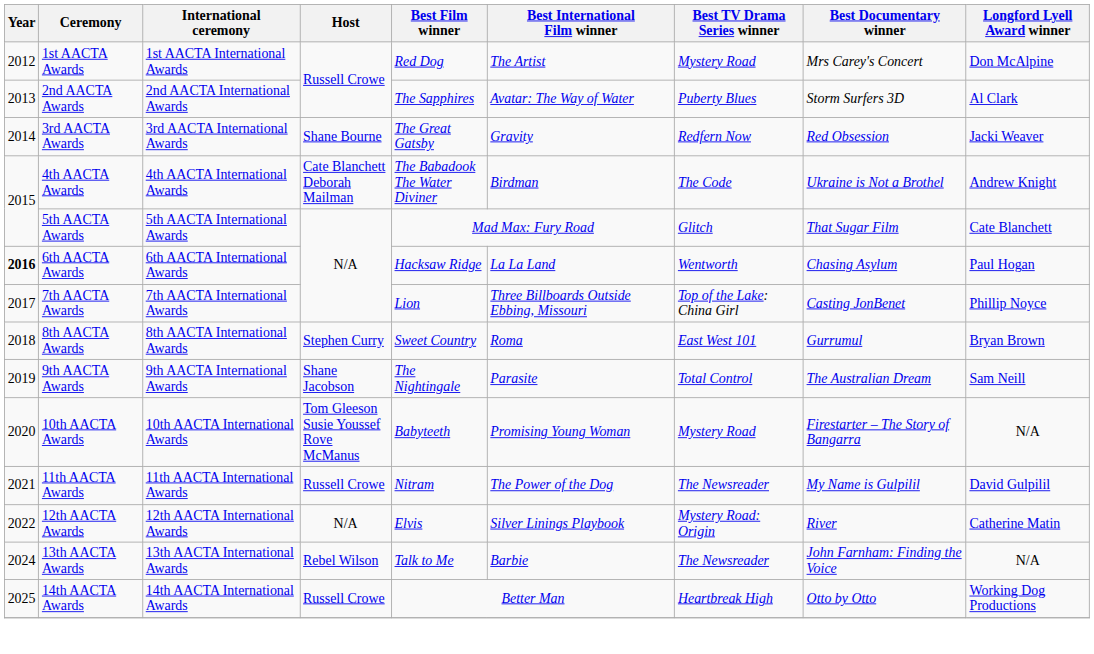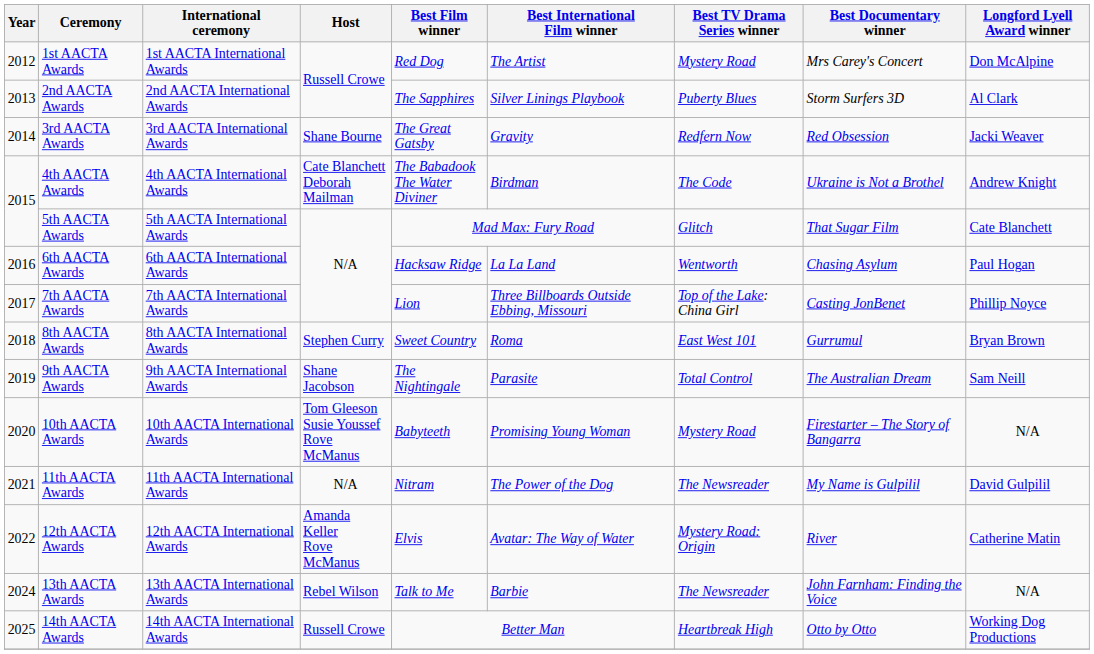(562, 98) Avatar: The Way of Water -> (557, 98) Silver Linings Playbook
(22, 265) bold -> (22, 265) normal
(344, 485) Russell Crowe -> (346, 485) N/A
(346, 523) N/A -> (331, 538) Amanda Keller Rove McManus
(557, 523) Silver Linings Playbook -> (562, 538) Avatar: The Way of Water
